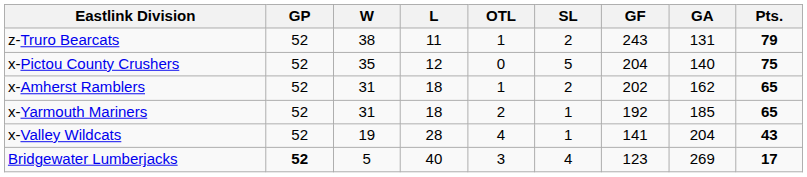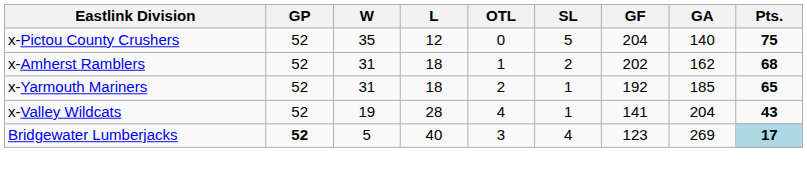- row: (64, 40)
(769, 87) 65 -> (769, 64) 68
(769, 159) no background -> (769, 135) lightblue background
